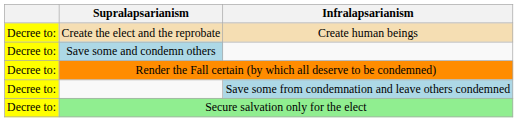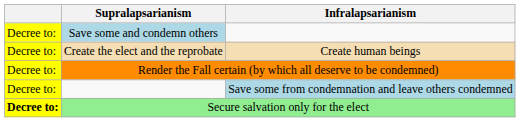rows swapped: (141, 51) <-> (141, 32)
(32, 107) normal -> (33, 107) bold
